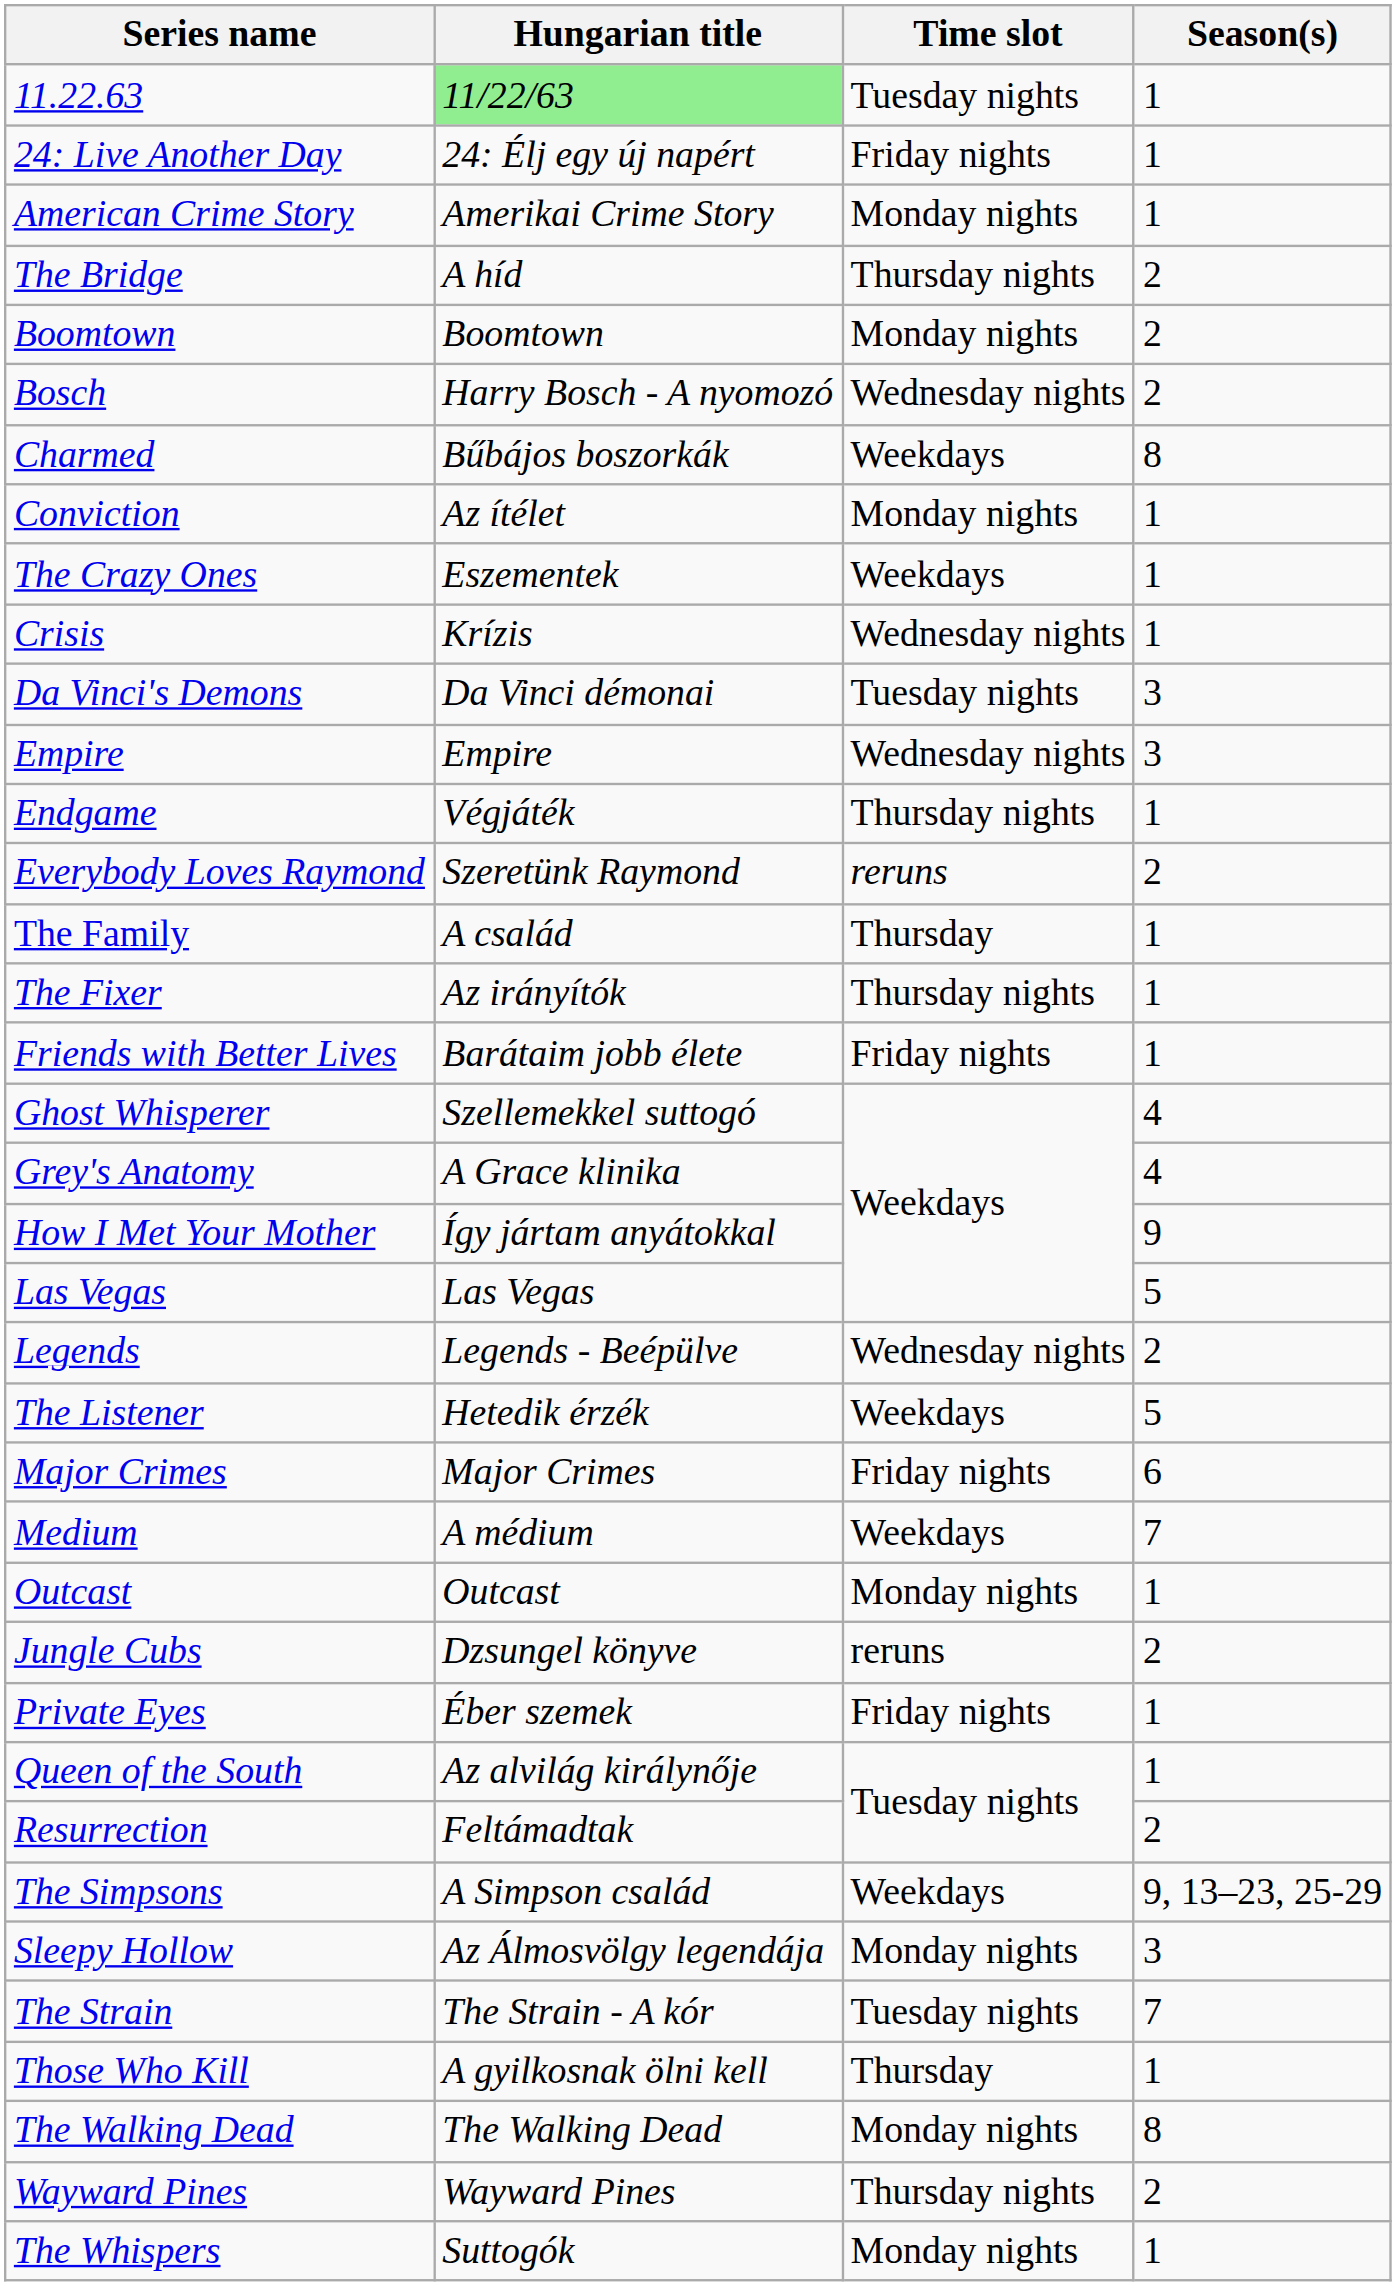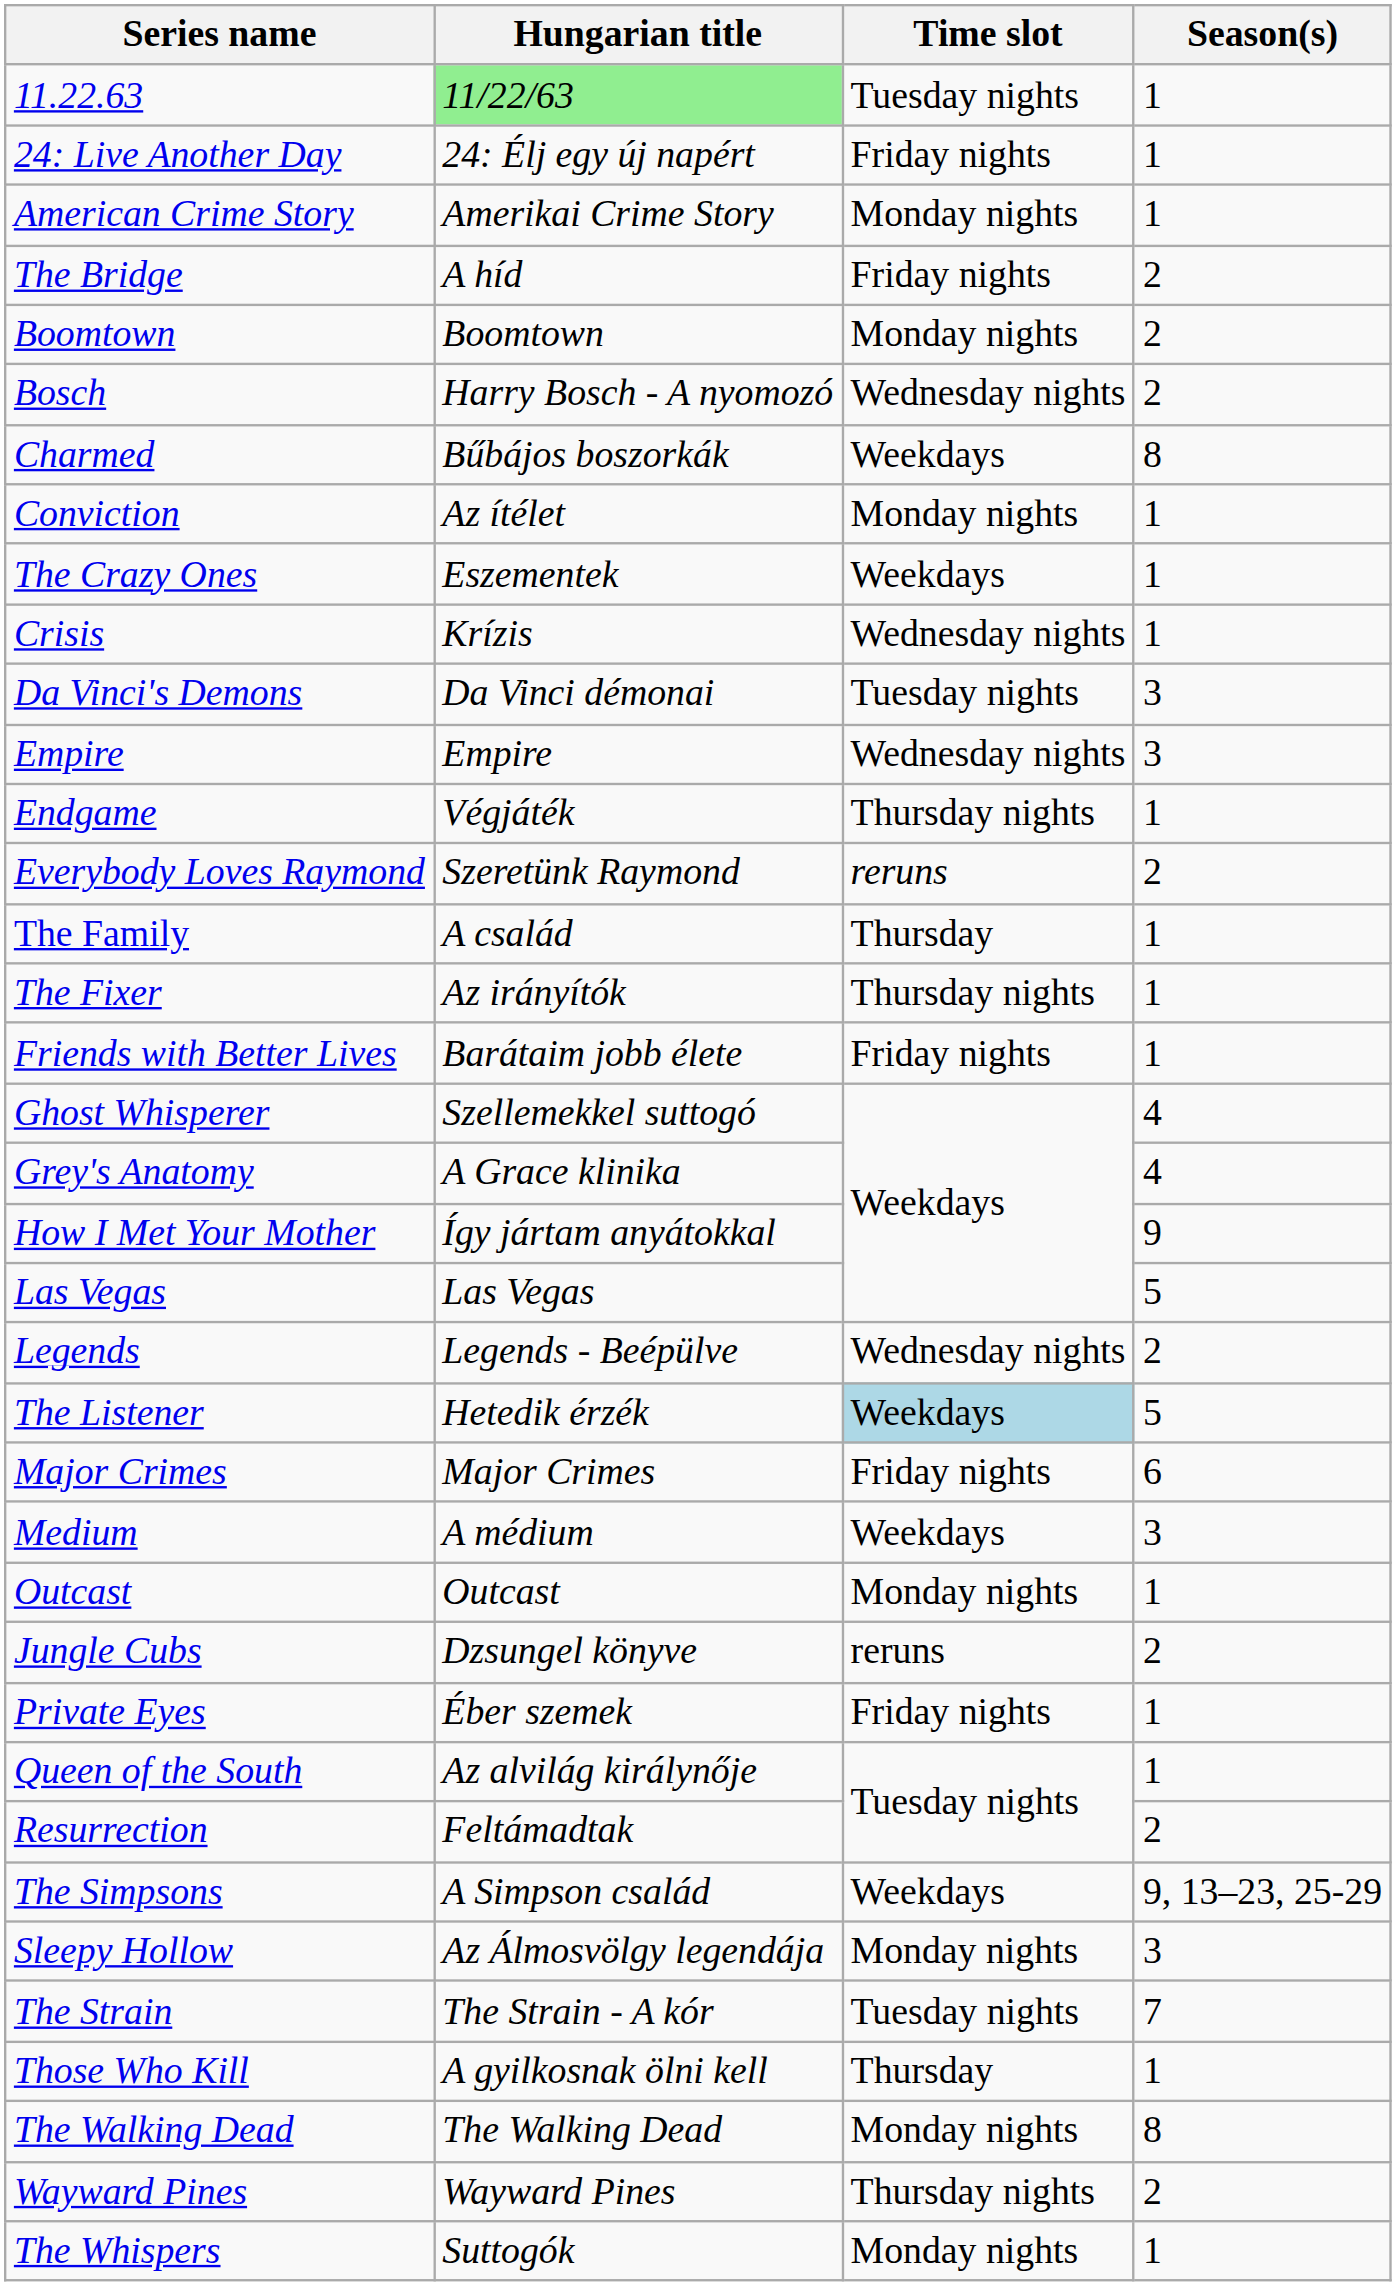(973, 273) Thursday nights -> (951, 273) Friday nights
(928, 1411) no background -> (928, 1411) lightblue background
(1152, 1531) 7 -> (1152, 1531) 3
